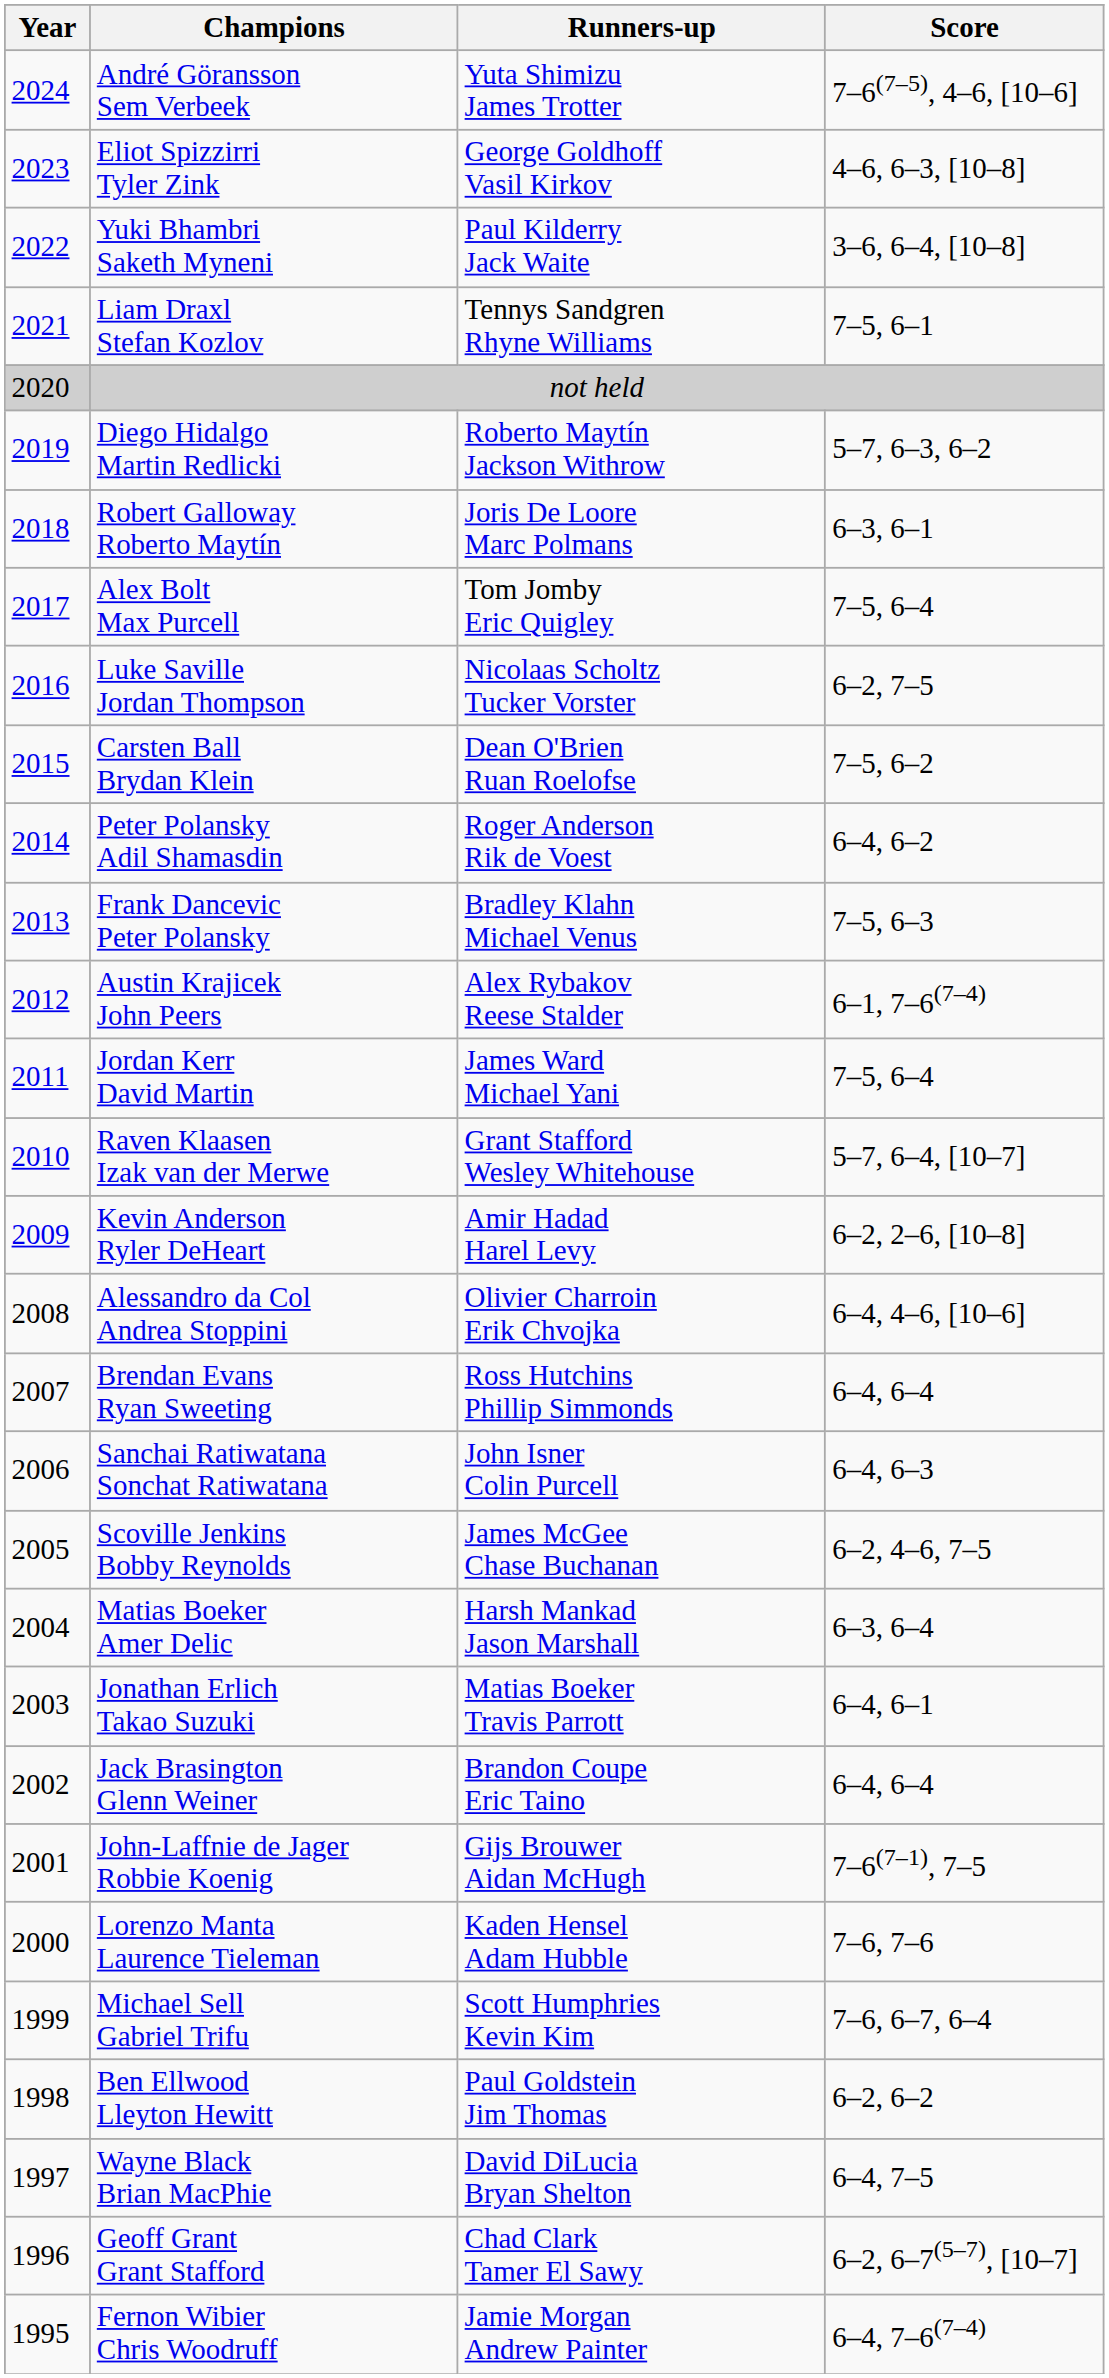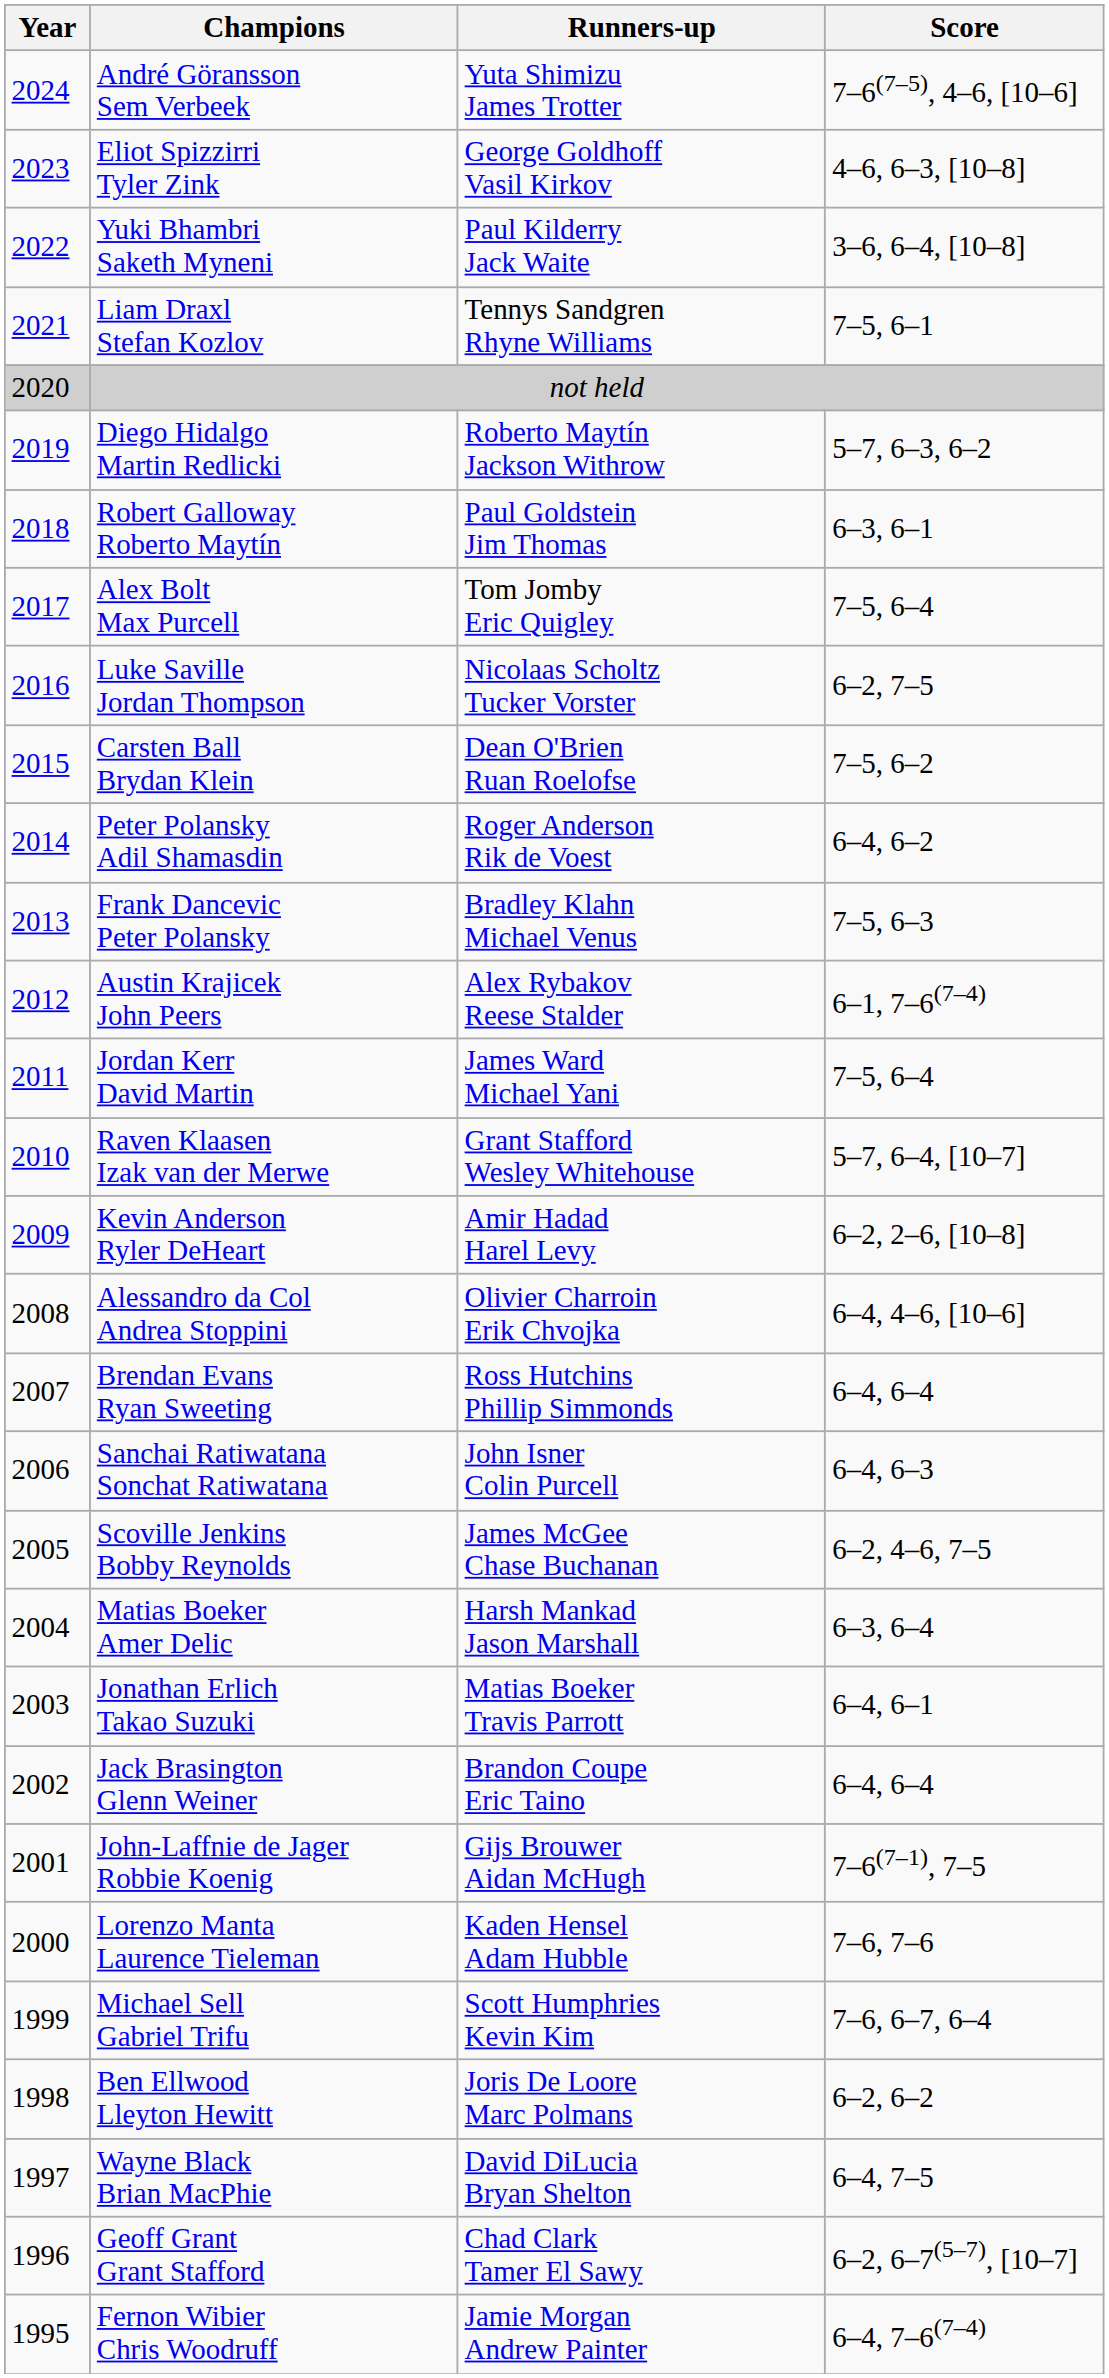(551, 528) Joris De Loore Marc Polmans -> (550, 528) Paul Goldstein Jim Thomas
(550, 2098) Paul Goldstein Jim Thomas -> (551, 2098) Joris De Loore Marc Polmans
